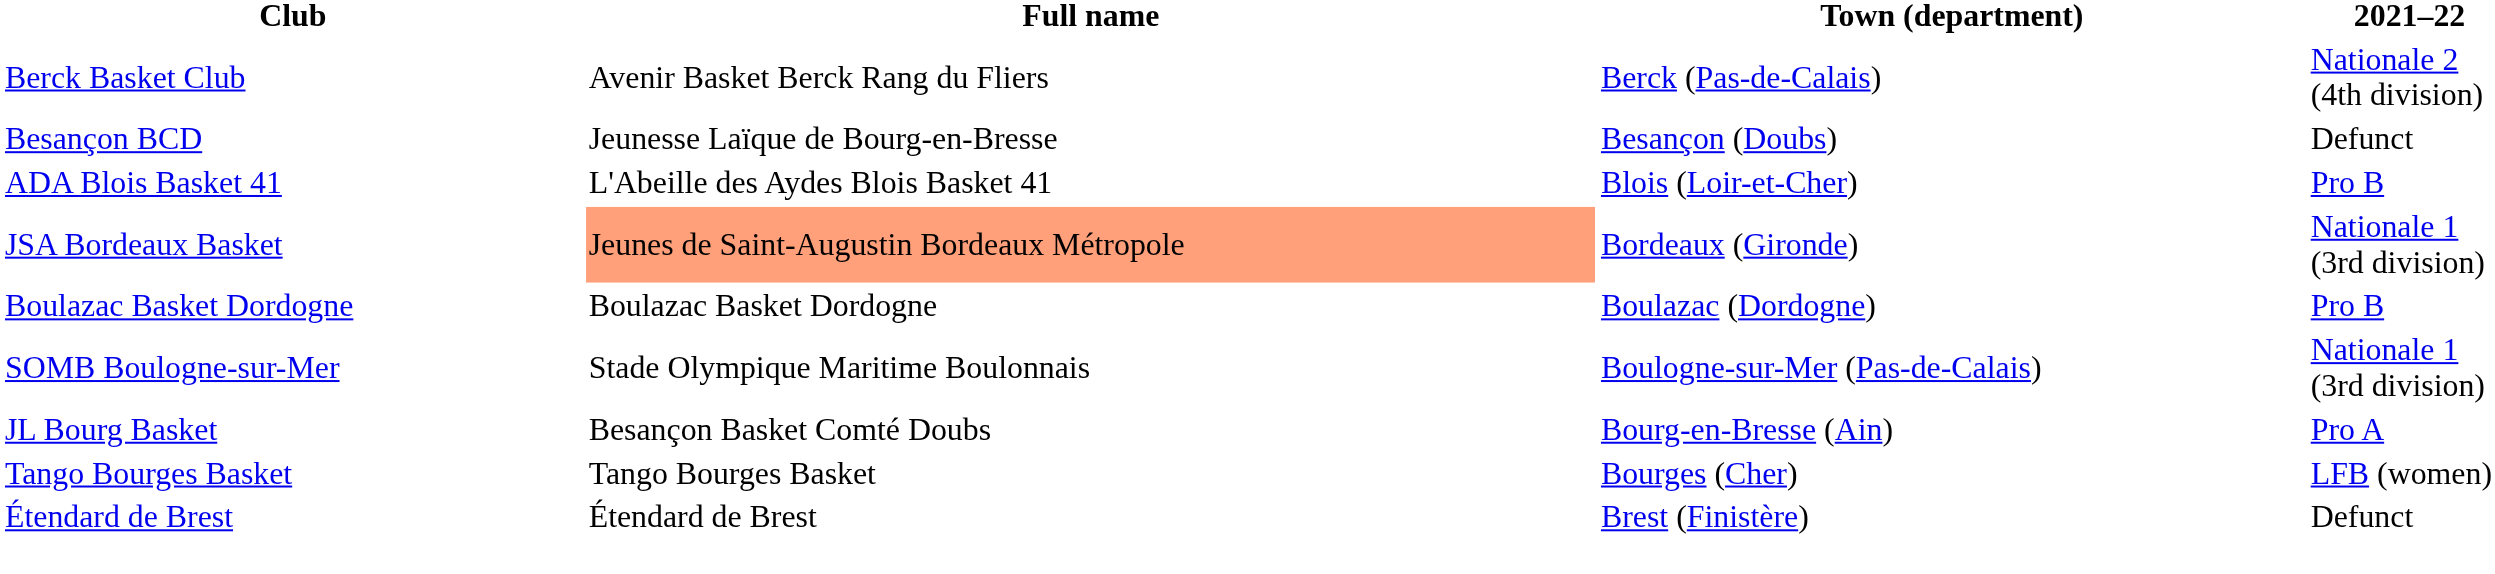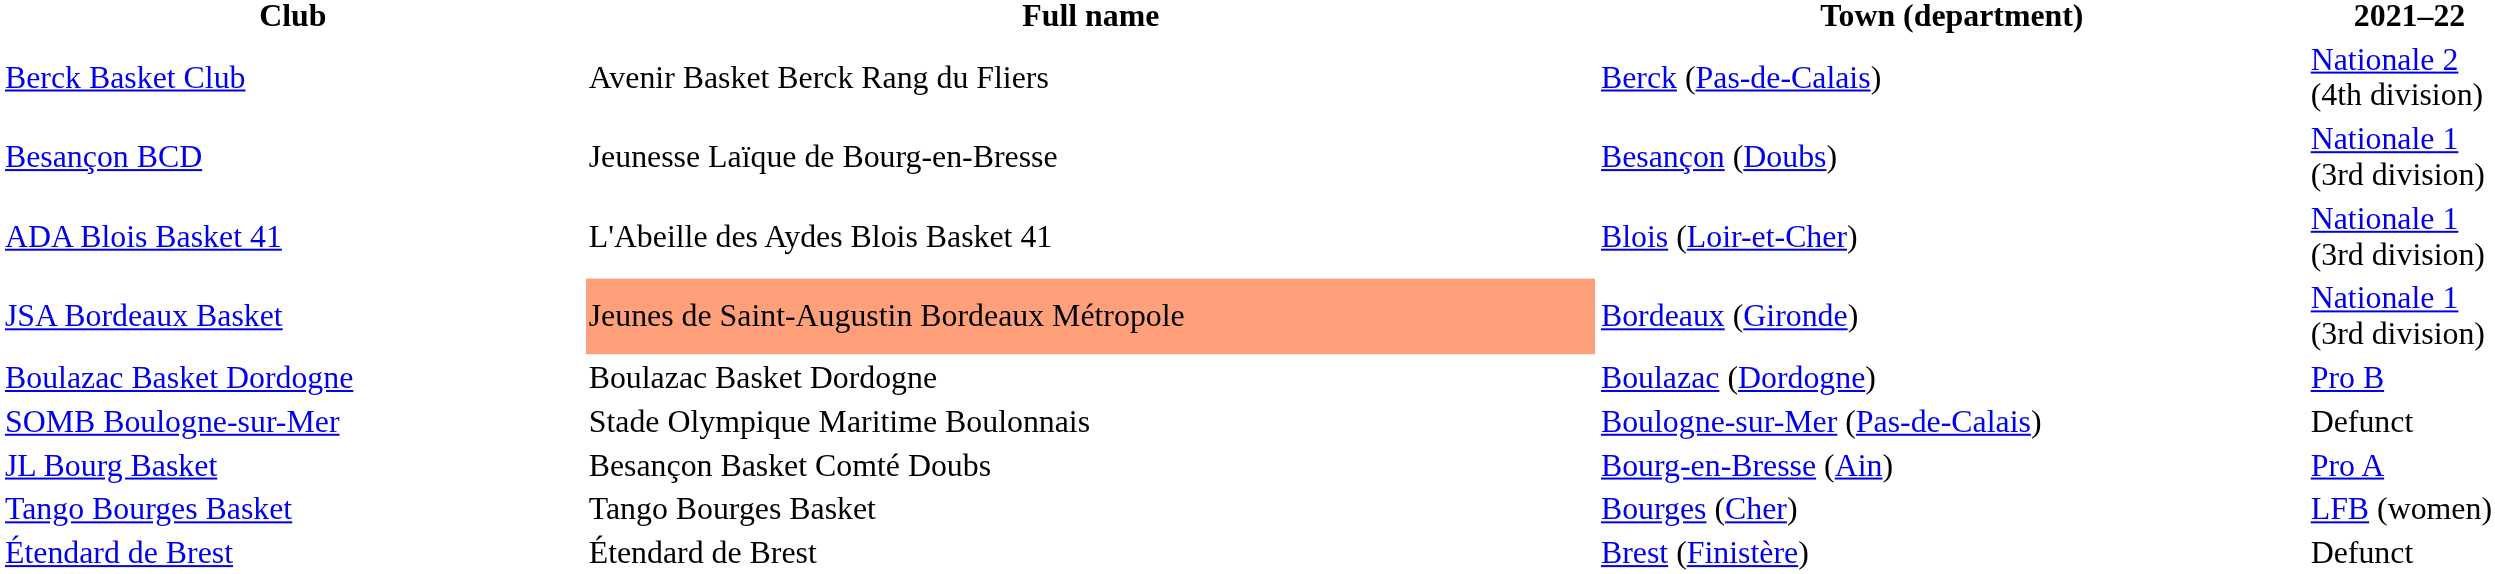(2362, 138) Defunct -> (2398, 156) Nationale 1 (3rd division)
(2347, 182) Pro B -> (2398, 236) Nationale 1 (3rd division)
(2398, 367) Nationale 1 (3rd division) -> (2362, 421) Defunct
